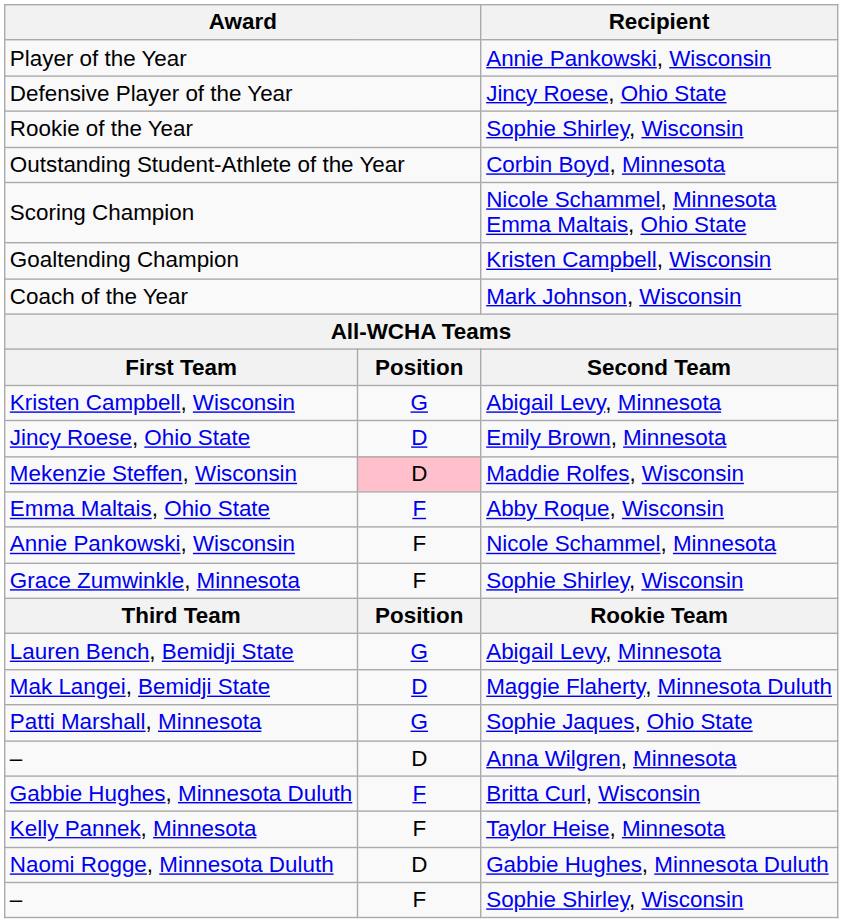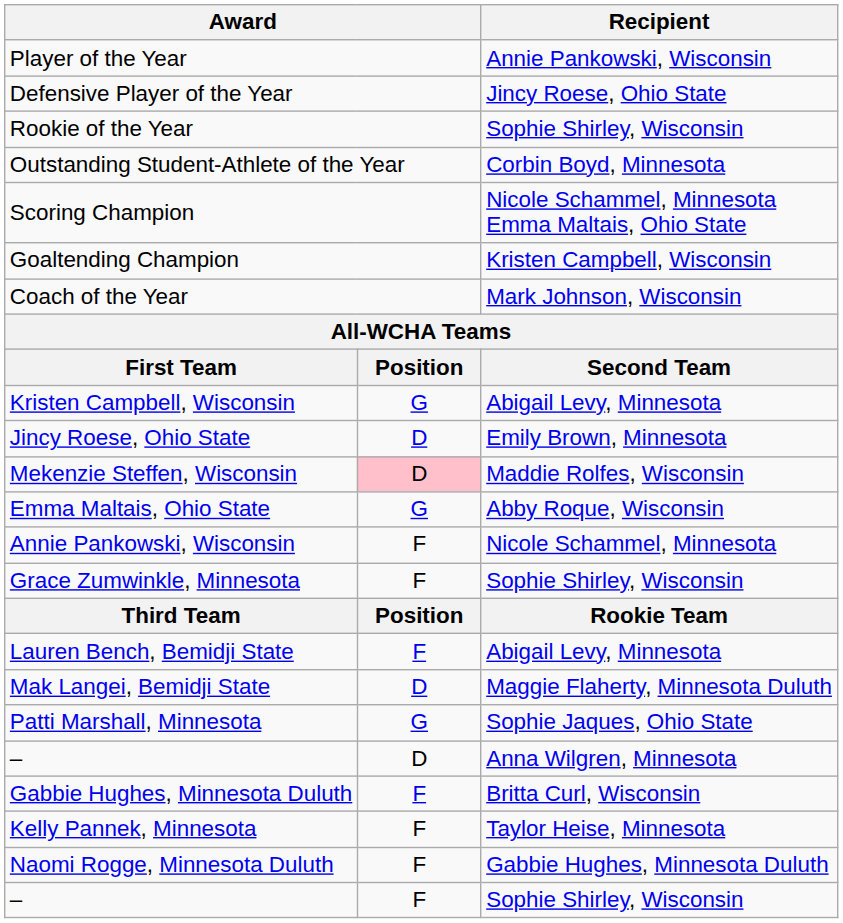(419, 509) F -> (419, 509) G
(419, 651) G -> (419, 651) F
(419, 864) D -> (419, 864) F
